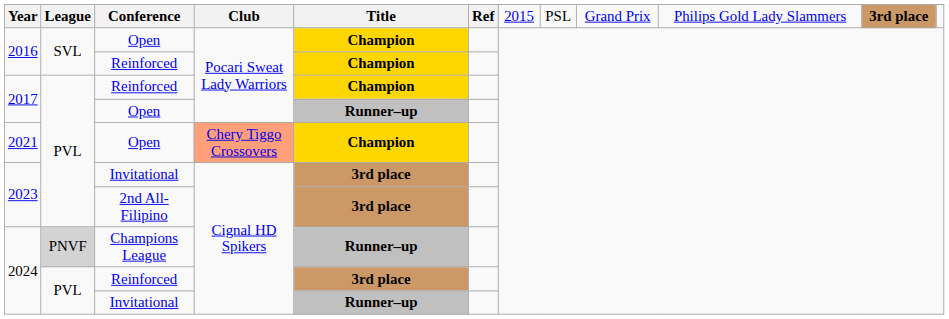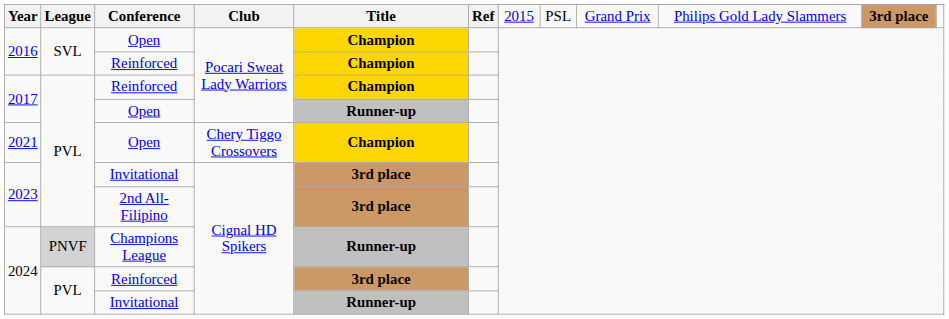(381, 110) Runner–up -> (381, 110) Runner-up
(244, 142) lightsalmon background -> (244, 142) no background
(381, 246) Runner–up -> (381, 246) Runner-up
(381, 302) Runner–up -> (381, 302) Runner-up
